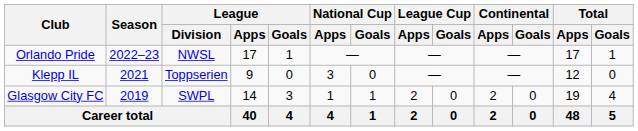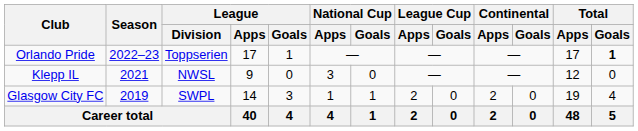(196, 55) NWSL -> (196, 55) Toppserien
(612, 55) normal -> (612, 55) bold
(196, 75) Toppserien -> (196, 75) NWSL
